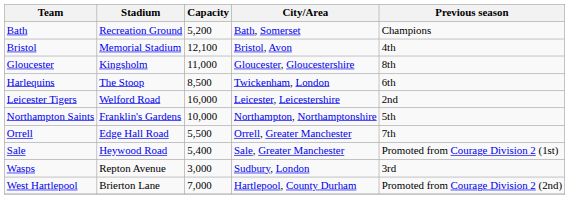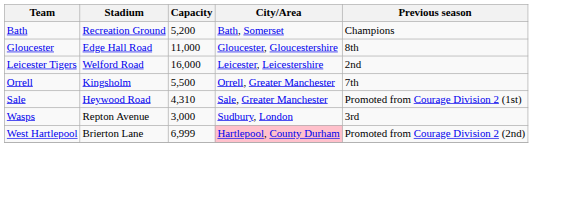- row: (22, 47)
(123, 64) Kingsholm -> (117, 47) Edge Hall Road
- row: (31, 82)
- row: (51, 116)
(134, 133) Edge Hall Road -> (107, 82) Kingsholm
(200, 151) 5,400 -> (183, 99) 4,310
(200, 185) 7,000 -> (183, 133) 6,999
(295, 185) no background -> (279, 133) pink background
